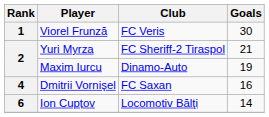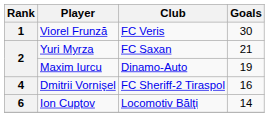(173, 49) FC Sheriff-2 Tiraspol -> (146, 49) FC Saxan
(146, 85) FC Saxan -> (173, 85) FC Sheriff-2 Tiraspol
